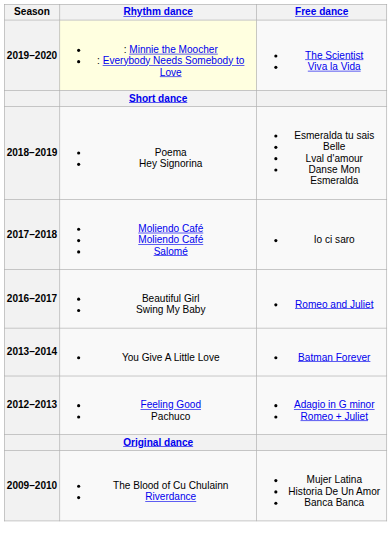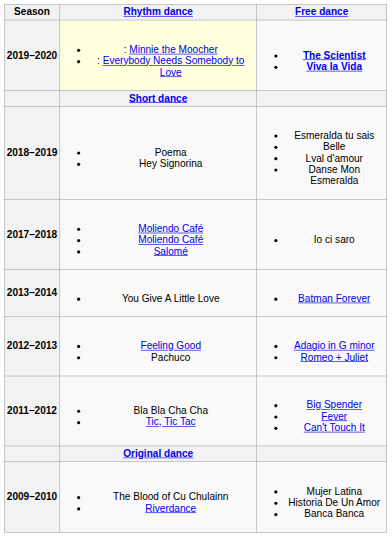(322, 61) normal -> (322, 61) bold
- row: (32, 299)
+ row: (32, 411)
